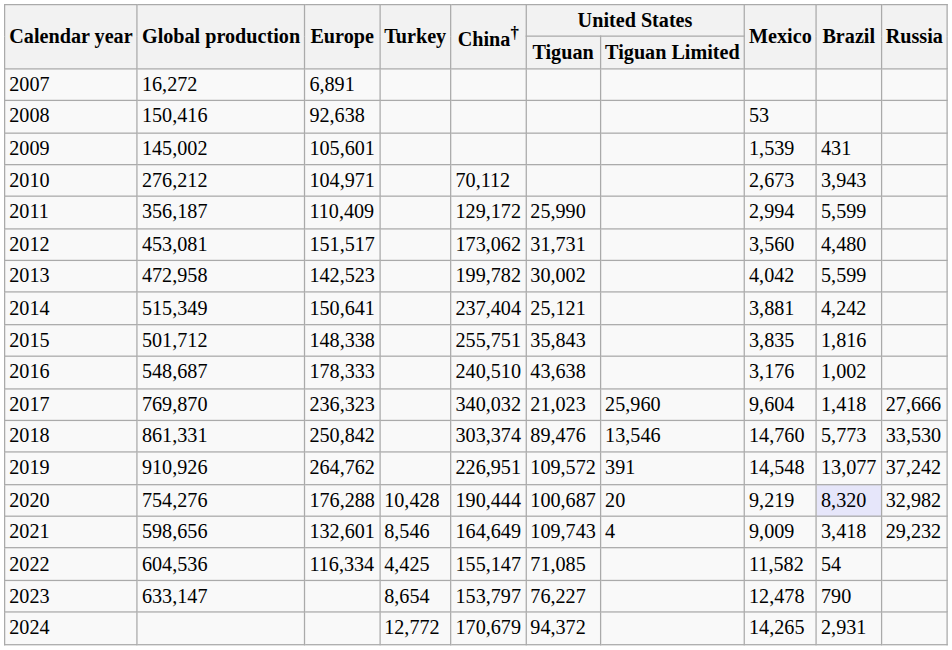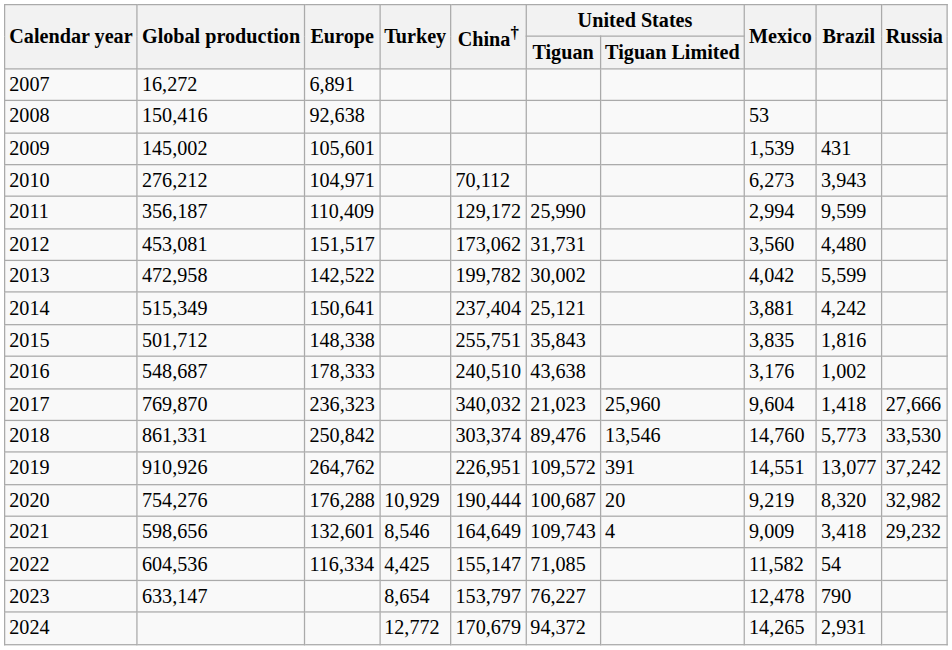(772, 180) 2,673 -> (772, 180) 6,273
(844, 212) 5,599 -> (844, 212) 9,599
(342, 276) 142,523 -> (342, 276) 142,522
(777, 468) 14,548 -> (777, 468) 14,551
(412, 500) 10,428 -> (412, 500) 10,929
(844, 500) lavender background -> (844, 500) no background
